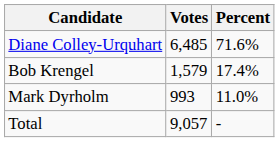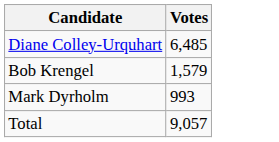- column: (243, 17)
